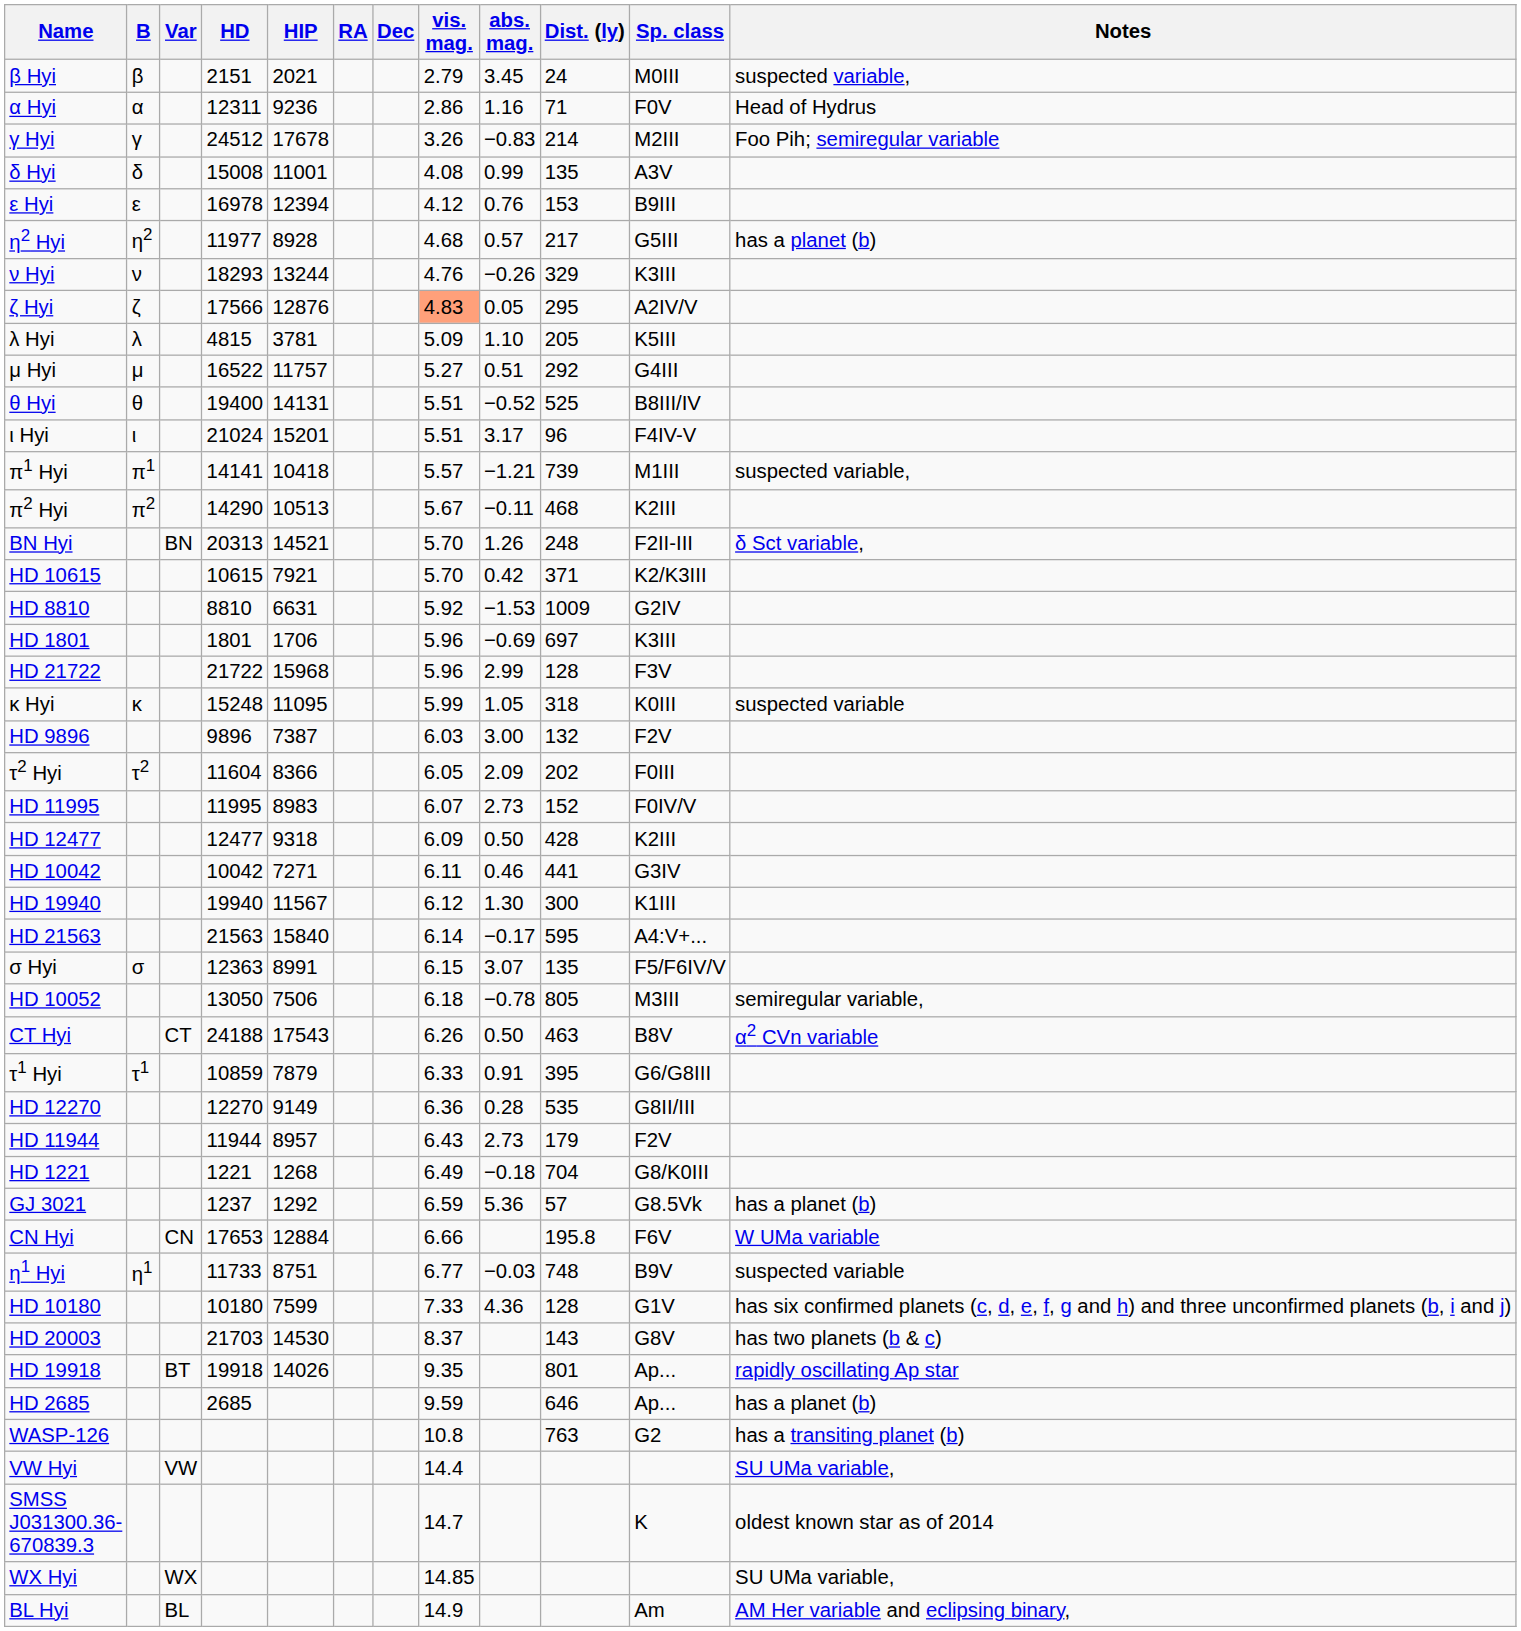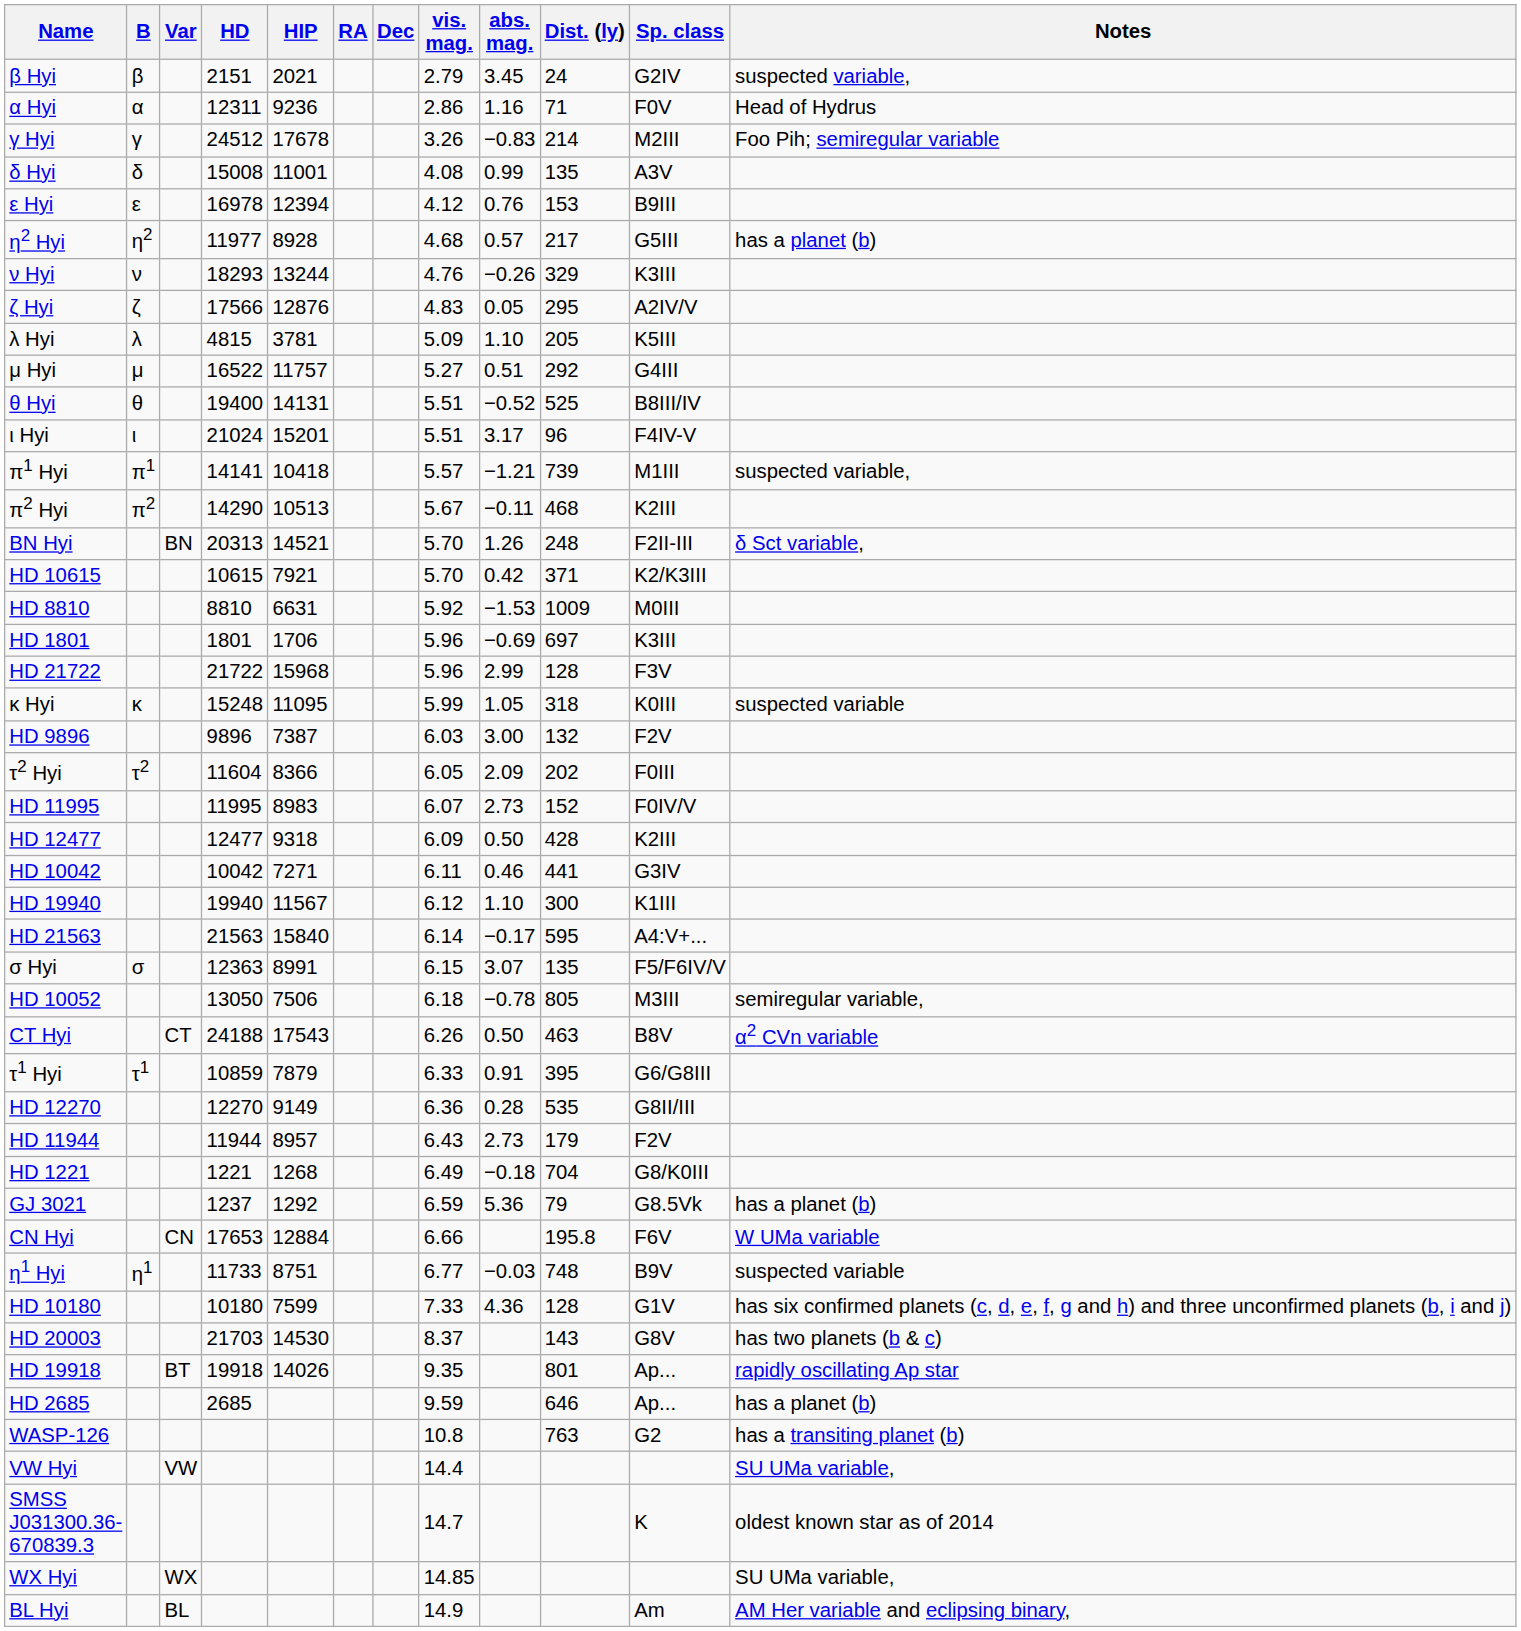(657, 75) M0III -> (657, 75) G2IV
(443, 306) lightsalmon background -> (443, 306) no background
(657, 607) G2IV -> (657, 607) M0III
(504, 903) 1.30 -> (504, 903) 1.10
(556, 1204) 57 -> (556, 1204) 79
